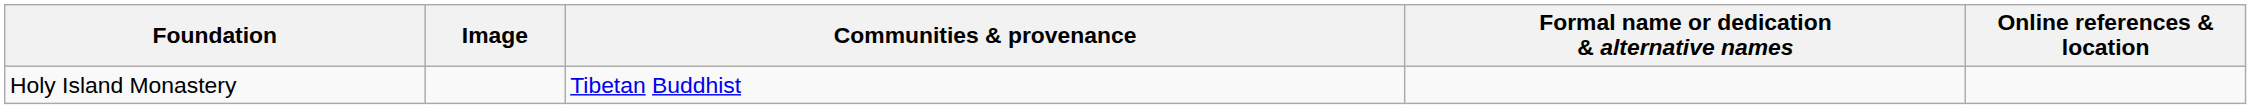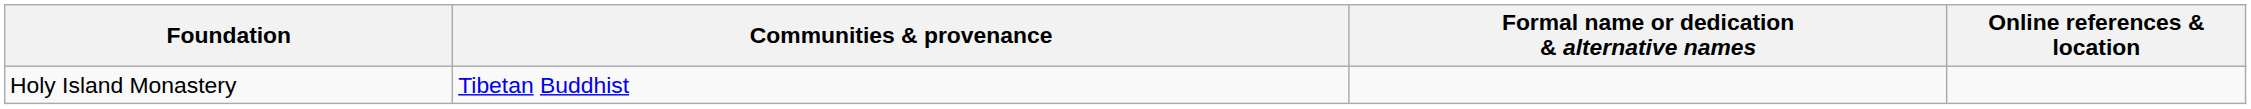- column: (495, 35)
